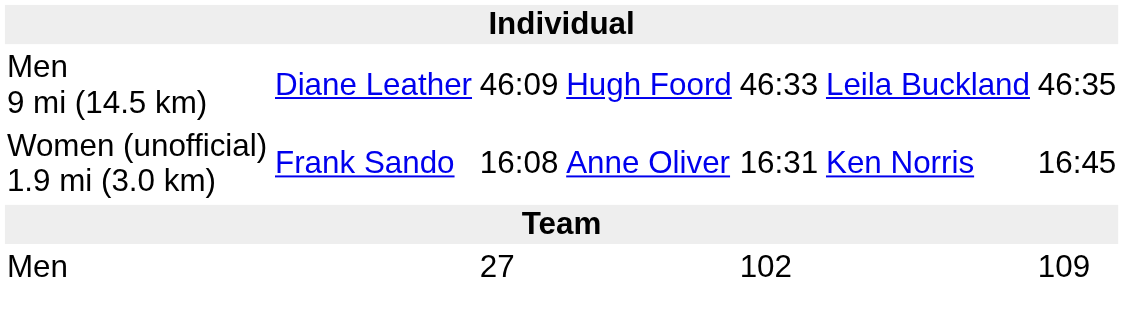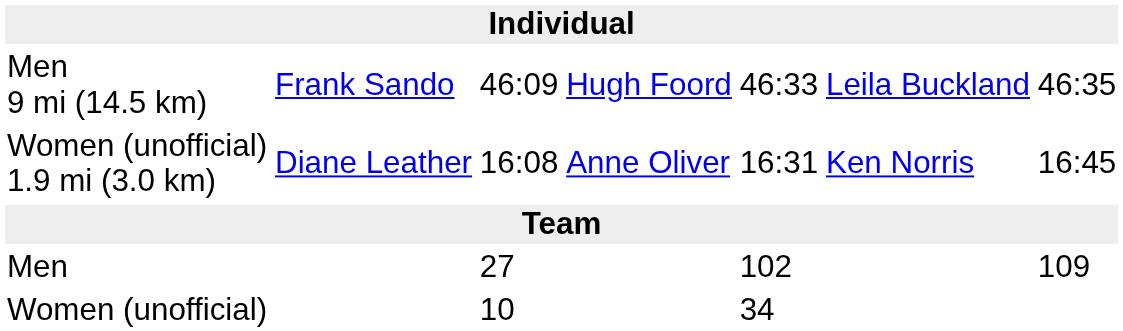(374, 84) Diane Leather -> (365, 84) Frank Sando
(365, 163) Frank Sando -> (374, 163) Diane Leather
+ row: (137, 310)
